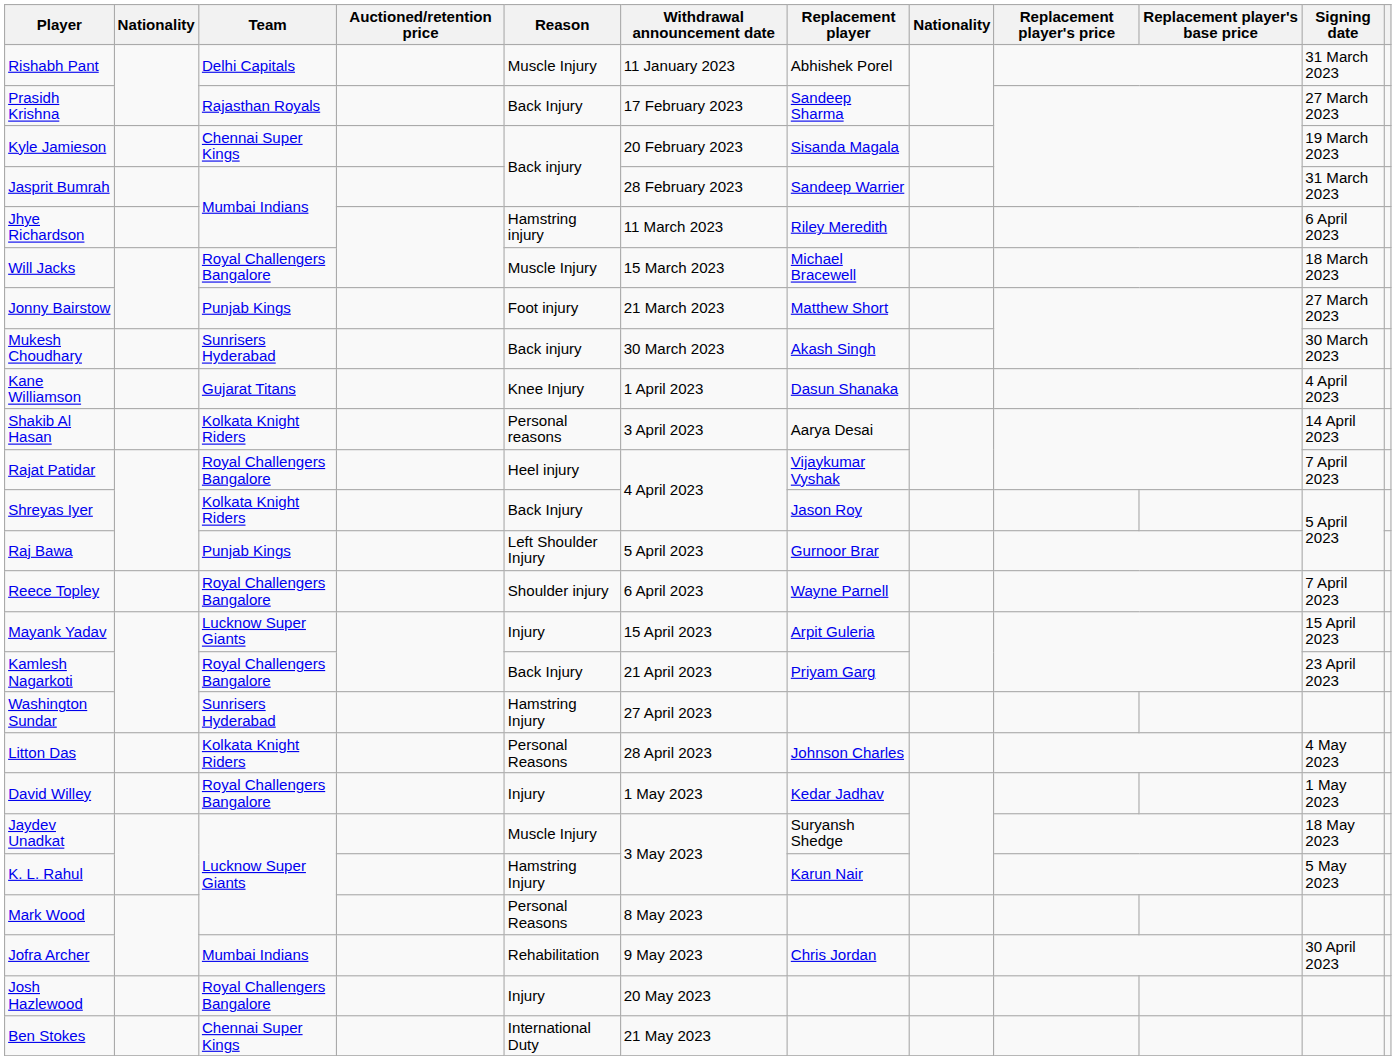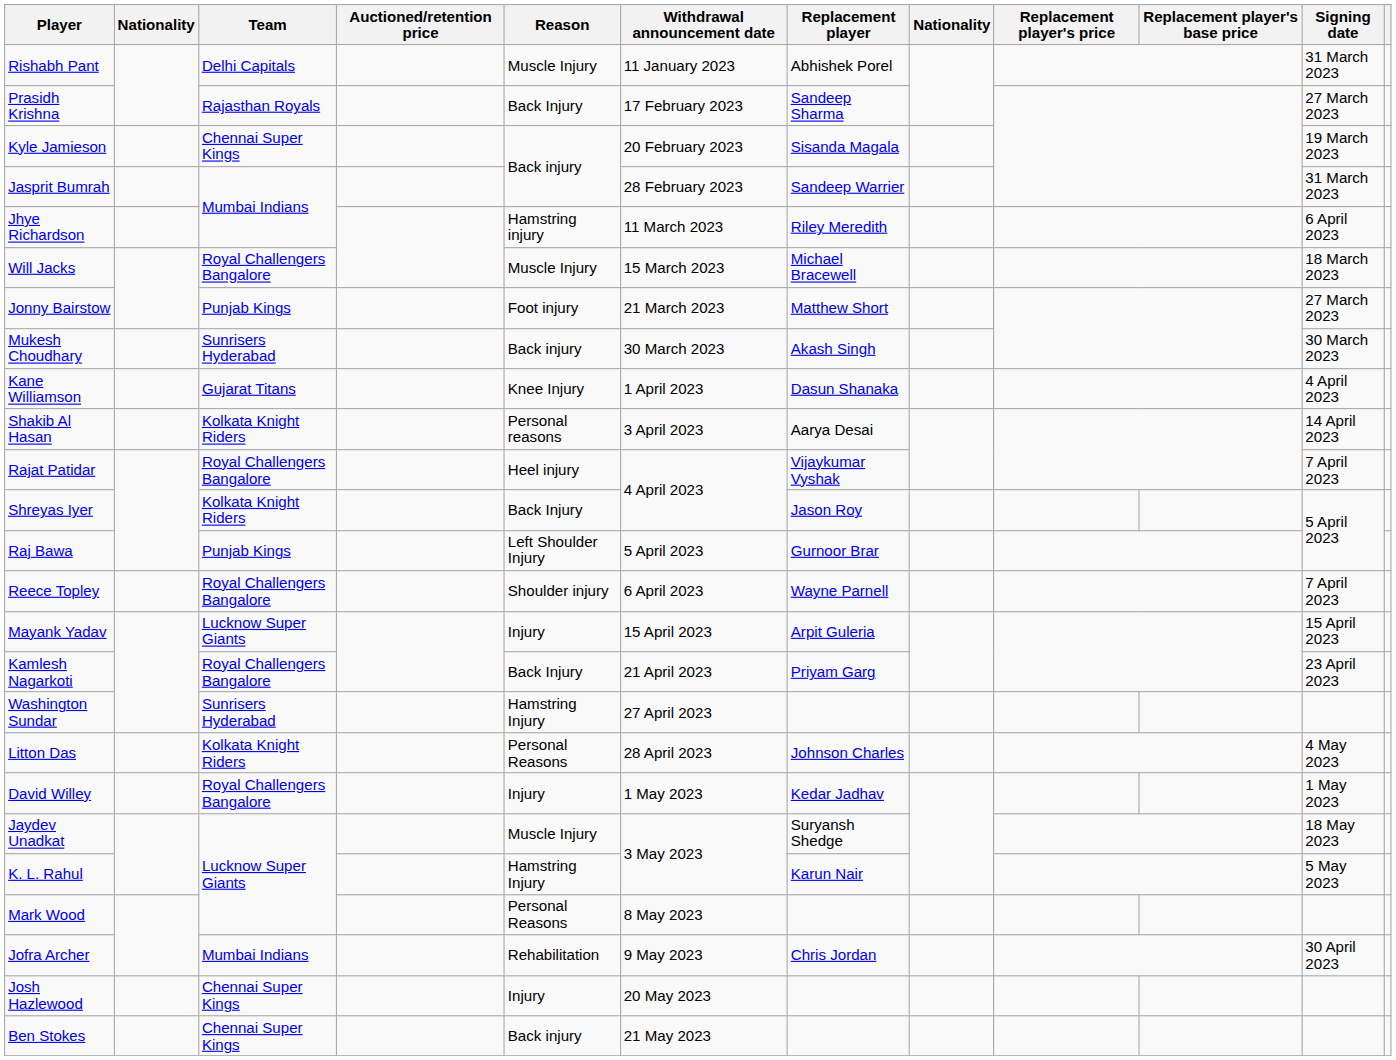(264, 995) Royal Challengers Bangalore -> (252, 995) Chennai Super Kings
(549, 1036) International Duty -> (545, 1036) Back injury
